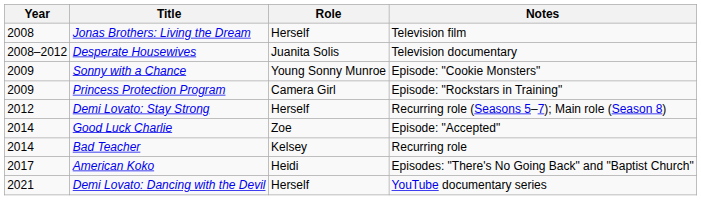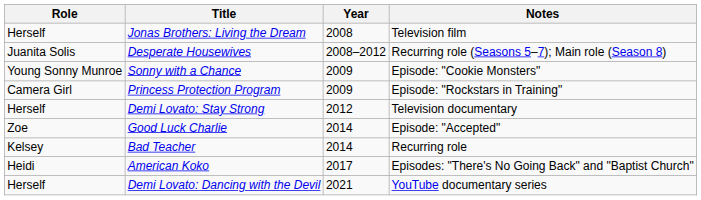columns swapped: (37, 14) <-> (329, 14)
(454, 52) Television documentary -> (529, 52) Recurring role (Seasons 5–7); Main role (Season 8)
(529, 109) Recurring role (Seasons 5–7); Main role (Season 8) -> (454, 109) Television documentary
